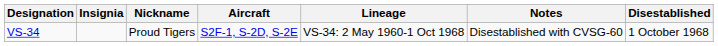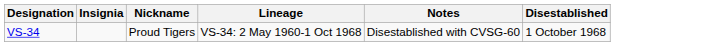- column: (249, 13)
